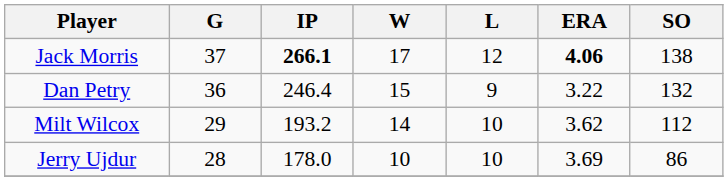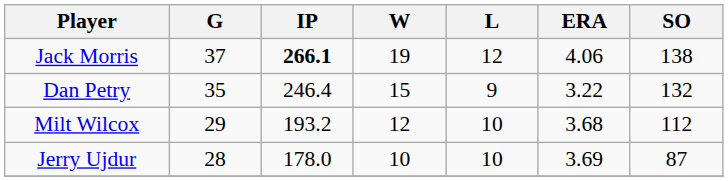(400, 55) 17 -> (400, 55) 19
(584, 55) bold -> (584, 55) normal
(215, 90) 36 -> (215, 90) 35
(400, 124) 14 -> (400, 124) 12
(584, 124) 3.62 -> (584, 124) 3.68
(677, 158) 86 -> (677, 158) 87
